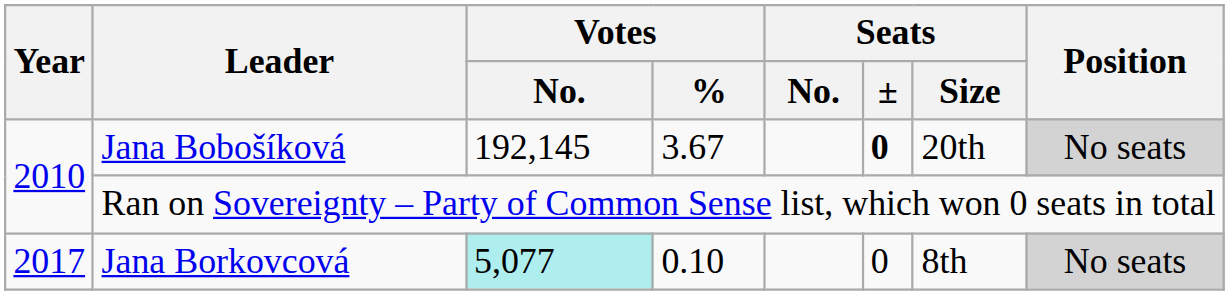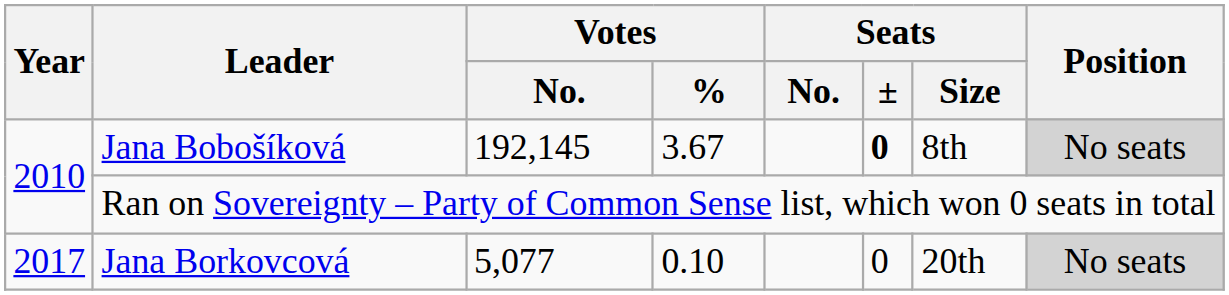(953, 146) 20th -> (945, 146) 8th
(514, 260) paleturquoise background -> (514, 260) no background
(945, 260) 8th -> (953, 260) 20th
